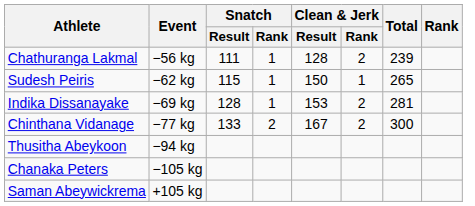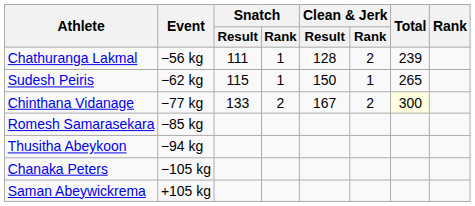- row: (68, 103)
(402, 125) no background -> (410, 103) lightyellow background
+ row: (81, 125)
